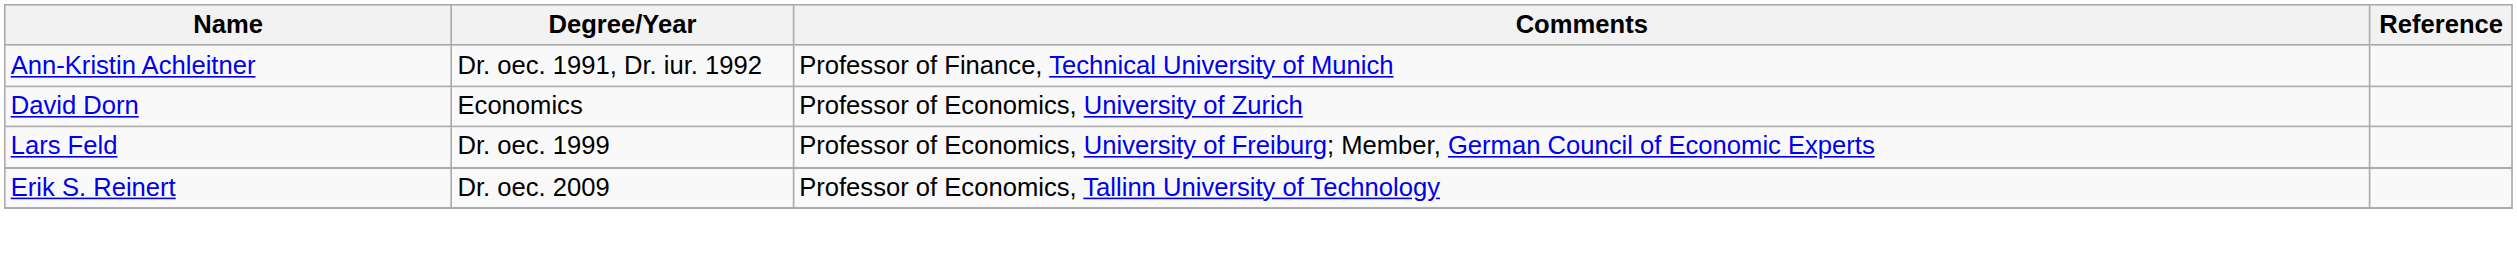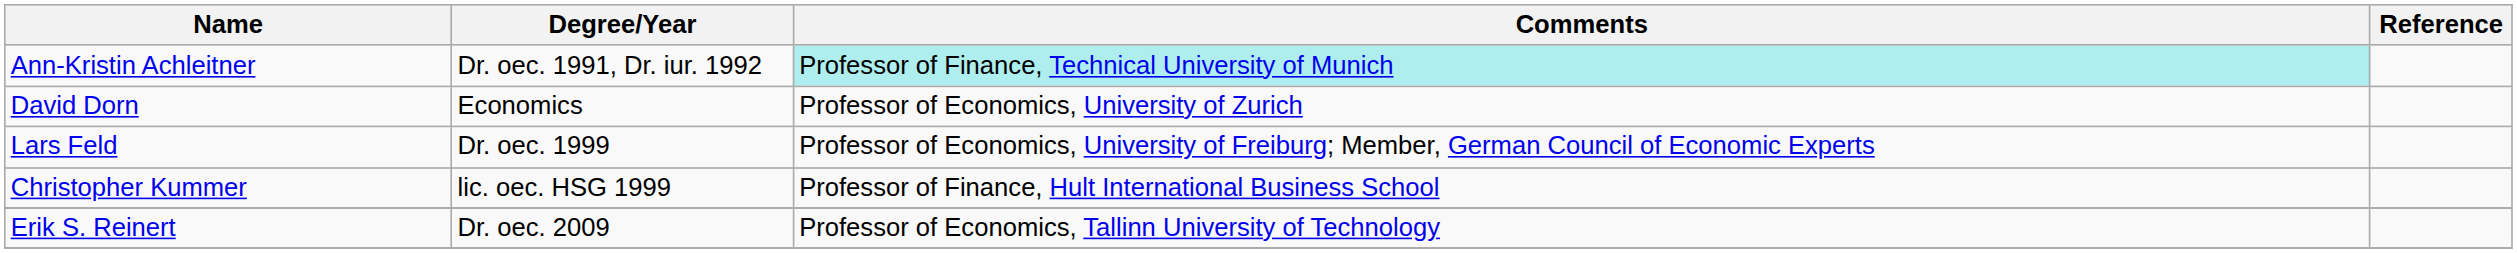(1096, 65) no background -> (1096, 65) paleturquoise background
+ row: (129, 187)
